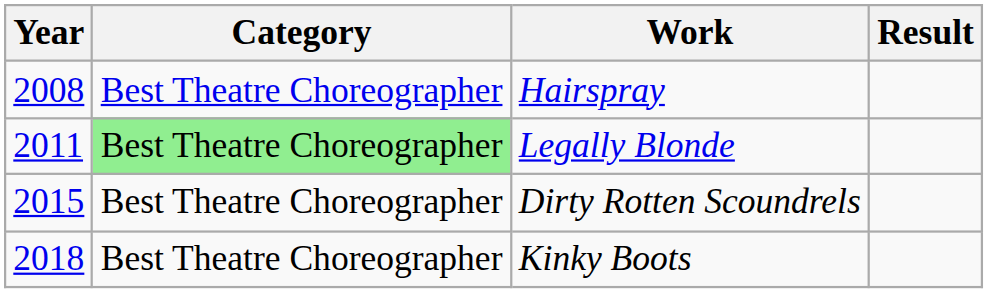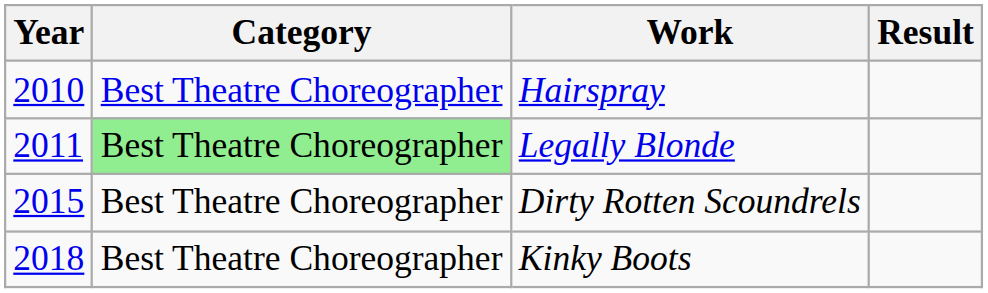(49, 88) 2008 -> (49, 88) 2010
